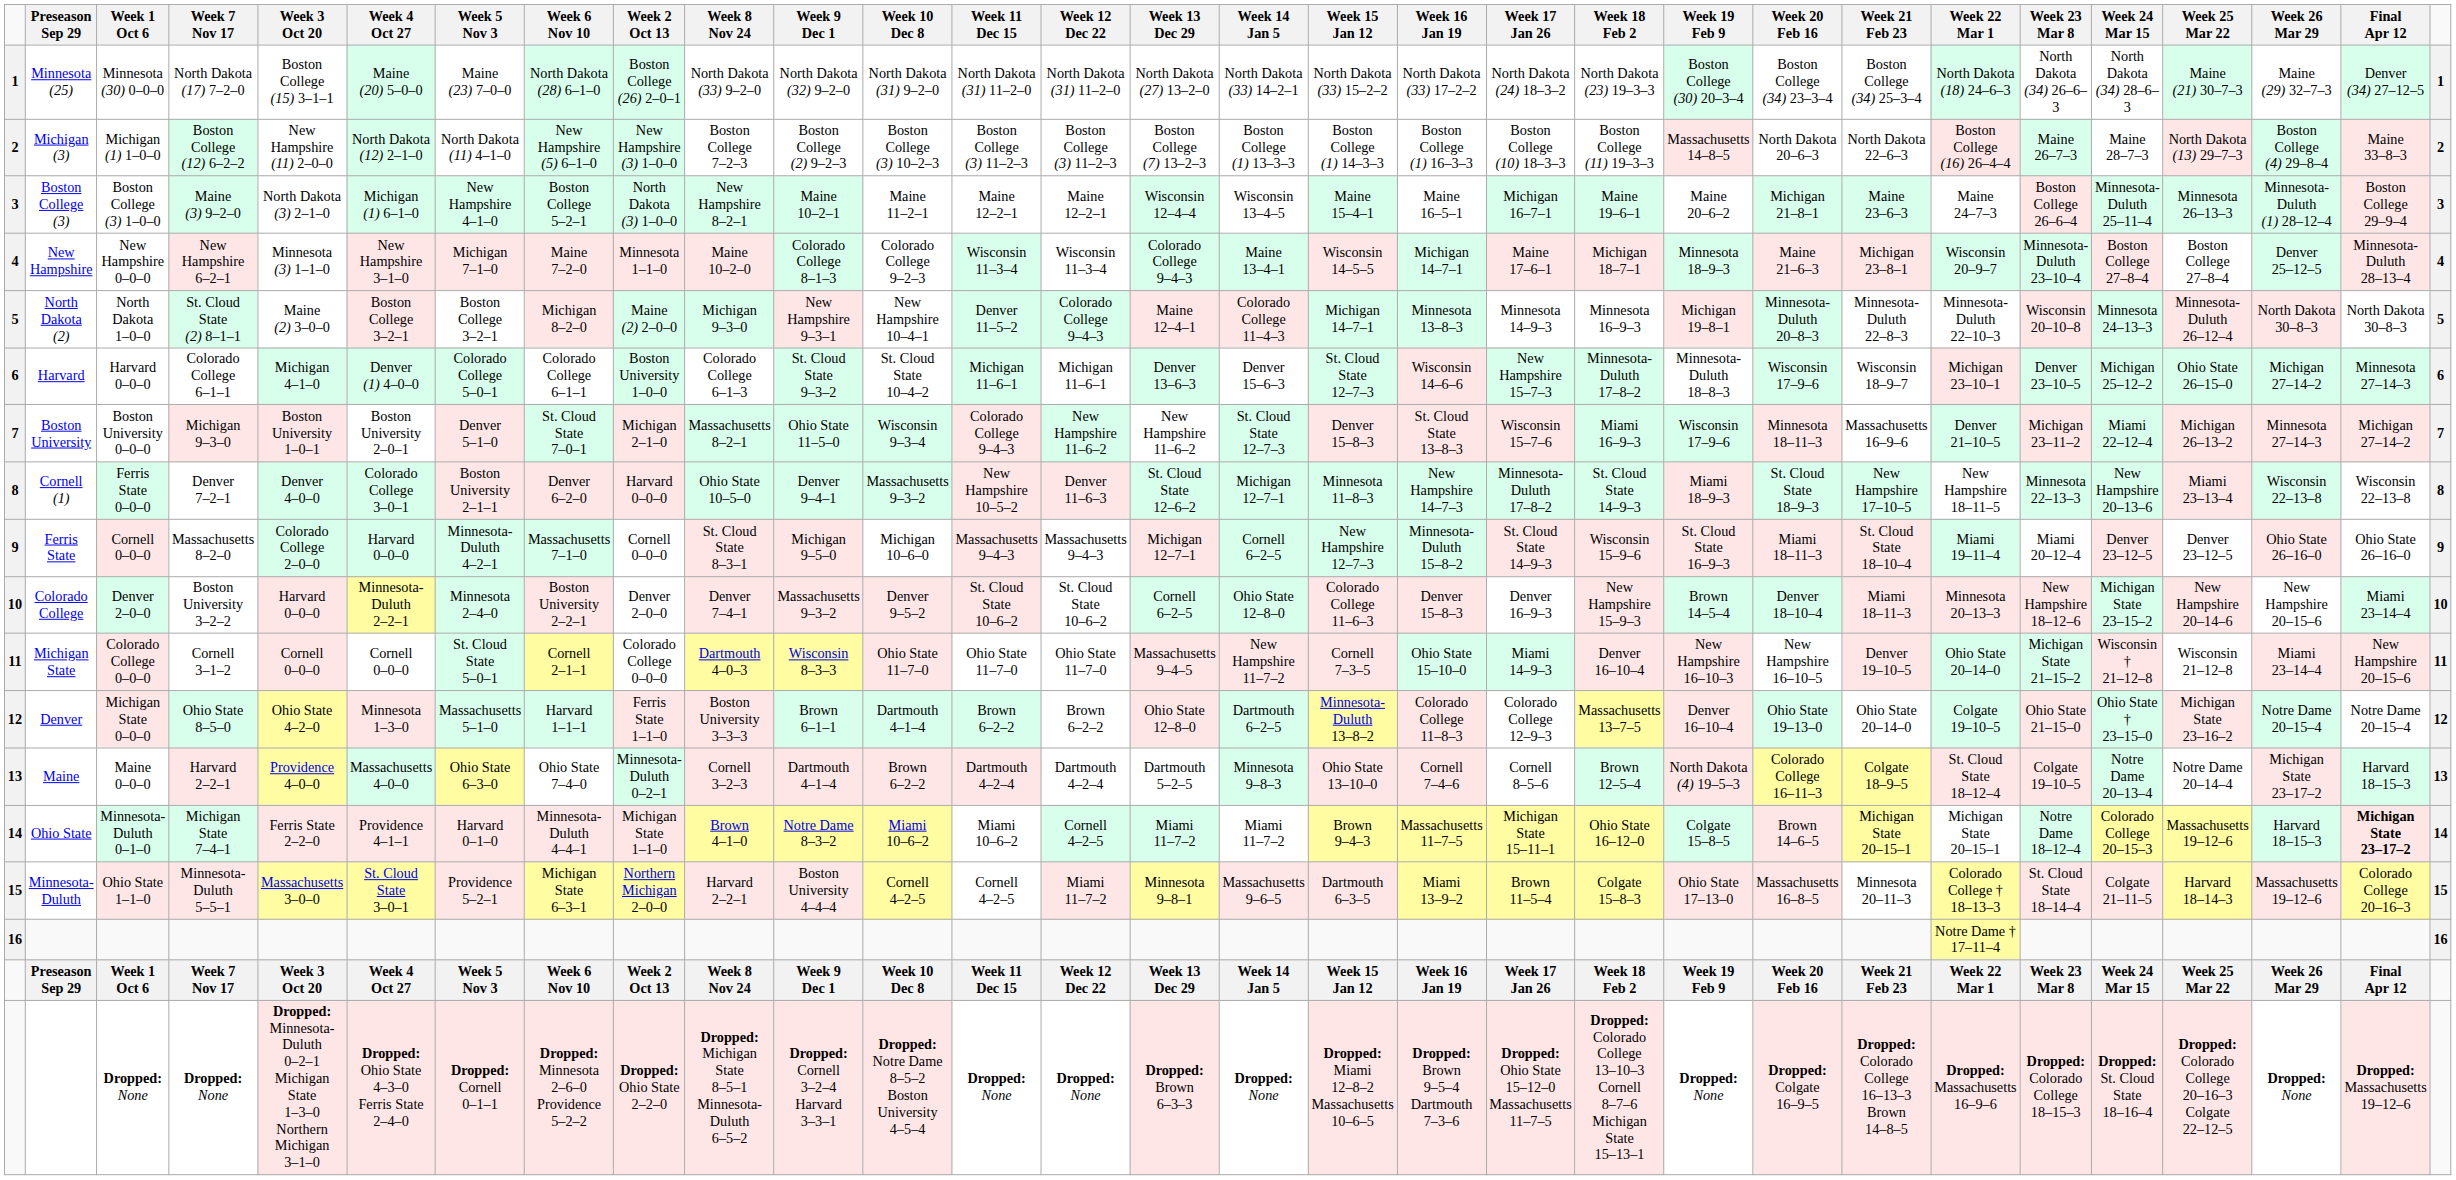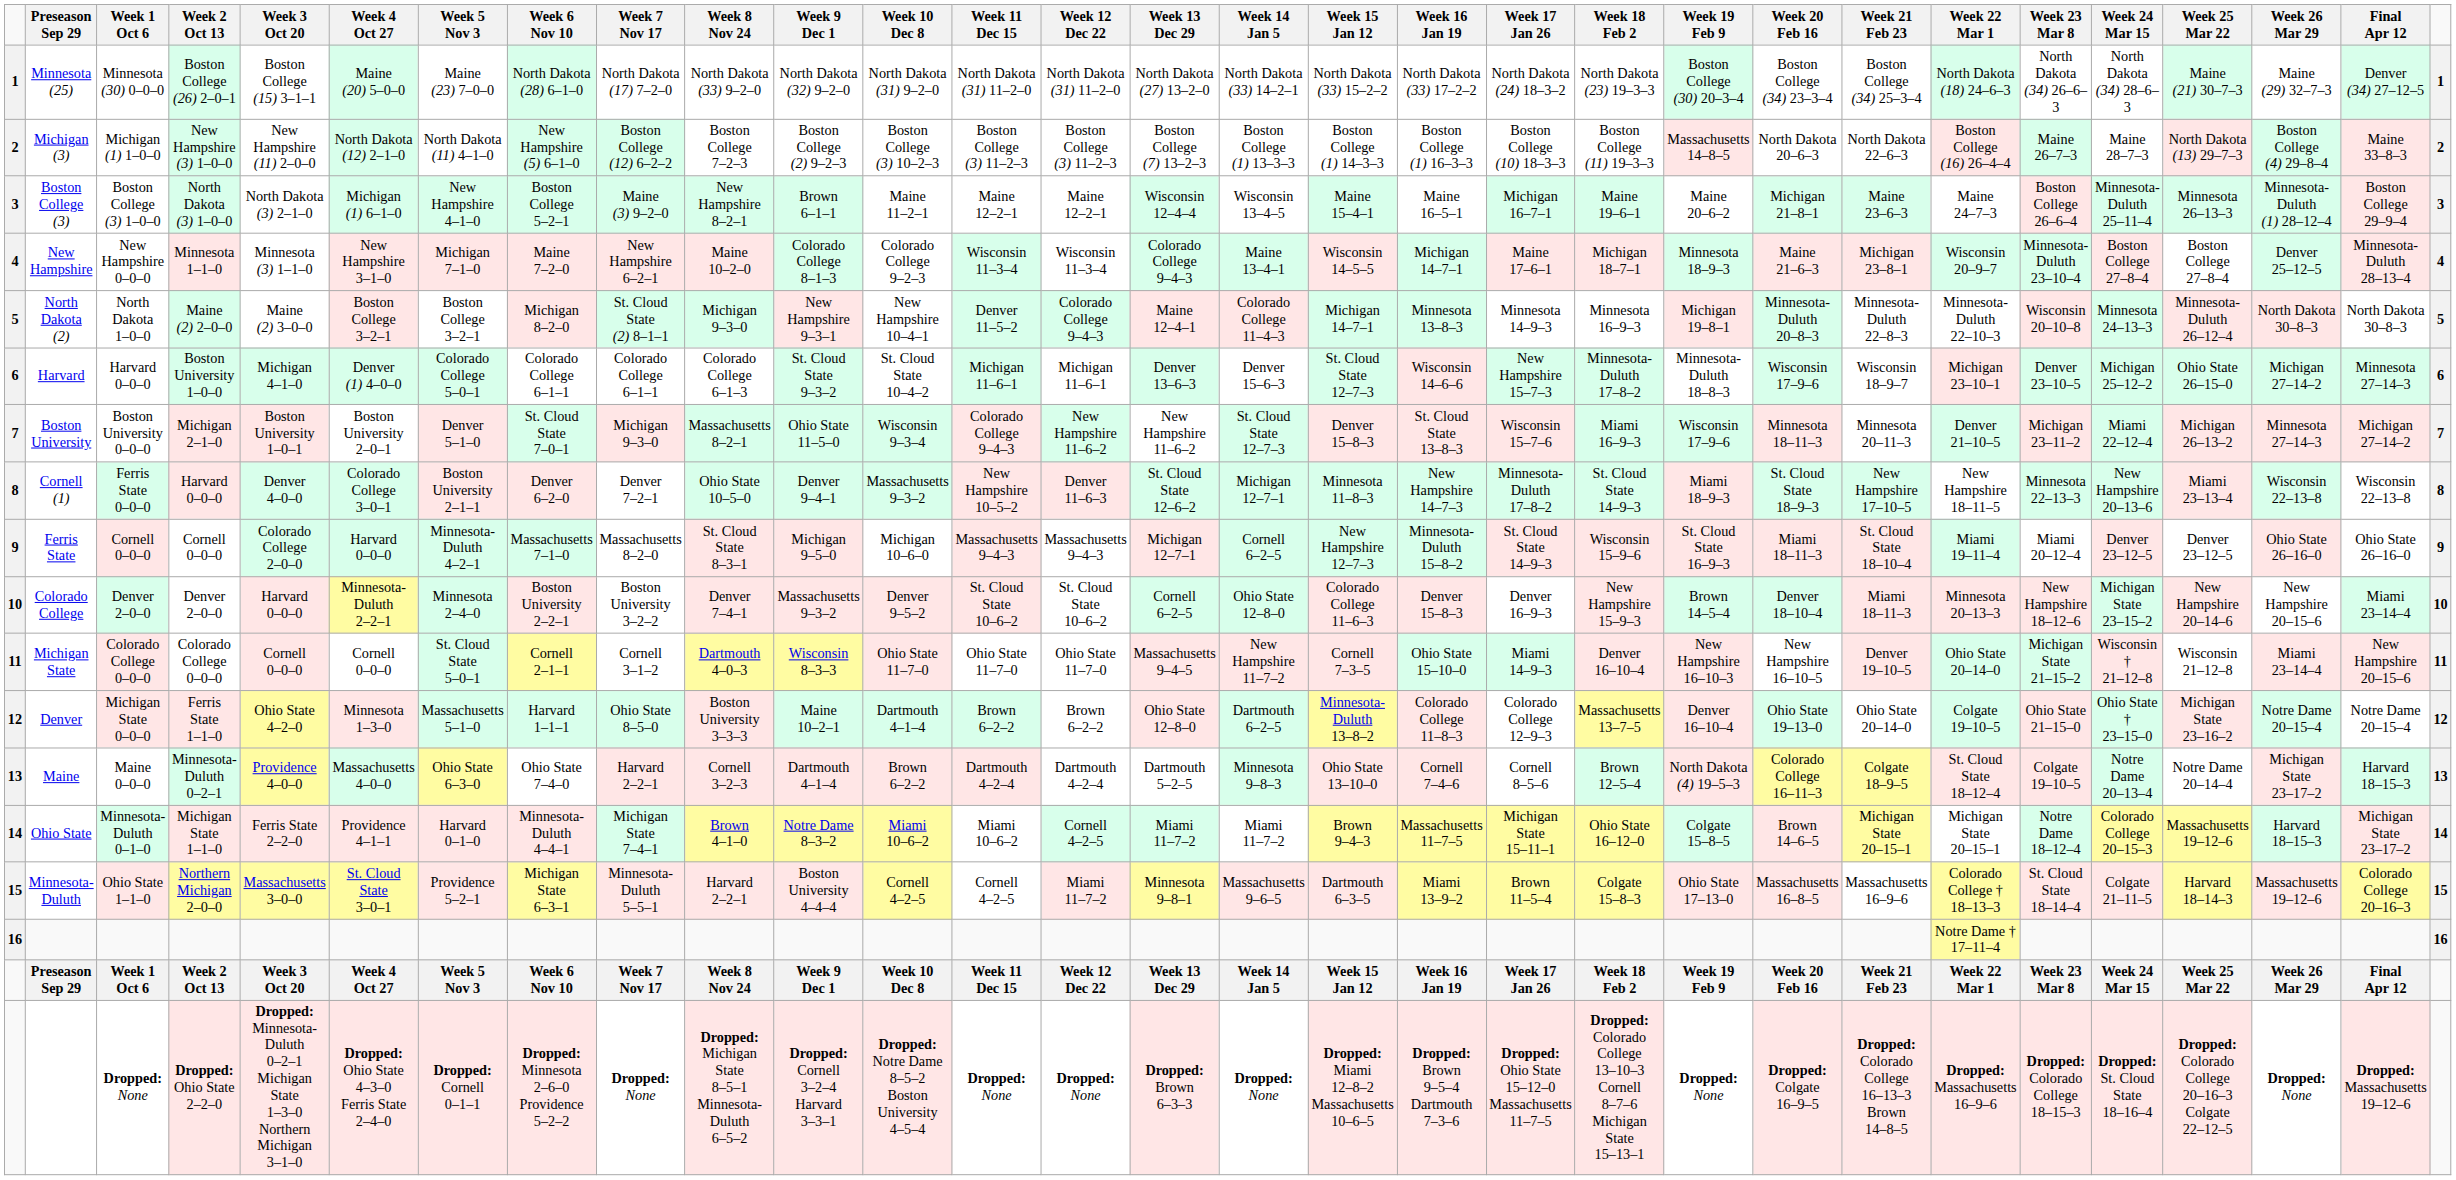columns swapped: (649, 25) <-> (213, 25)
(819, 204) Maine 10–2–1 -> (819, 204) Brown 6–1–1
(1886, 433) Massachusetts 16–9–6 -> (1886, 433) Minnesota 20–11–3
(819, 719) Brown 6–1–1 -> (819, 719) Maine 10–2–1
(2386, 833) bold -> (2386, 833) normal
(1886, 891) Minnesota 20–11–3 -> (1886, 891) Massachusetts 16–9–6
